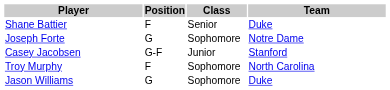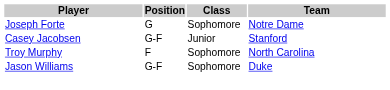- row: (36, 24)
(149, 81) G -> (153, 67) G-F
